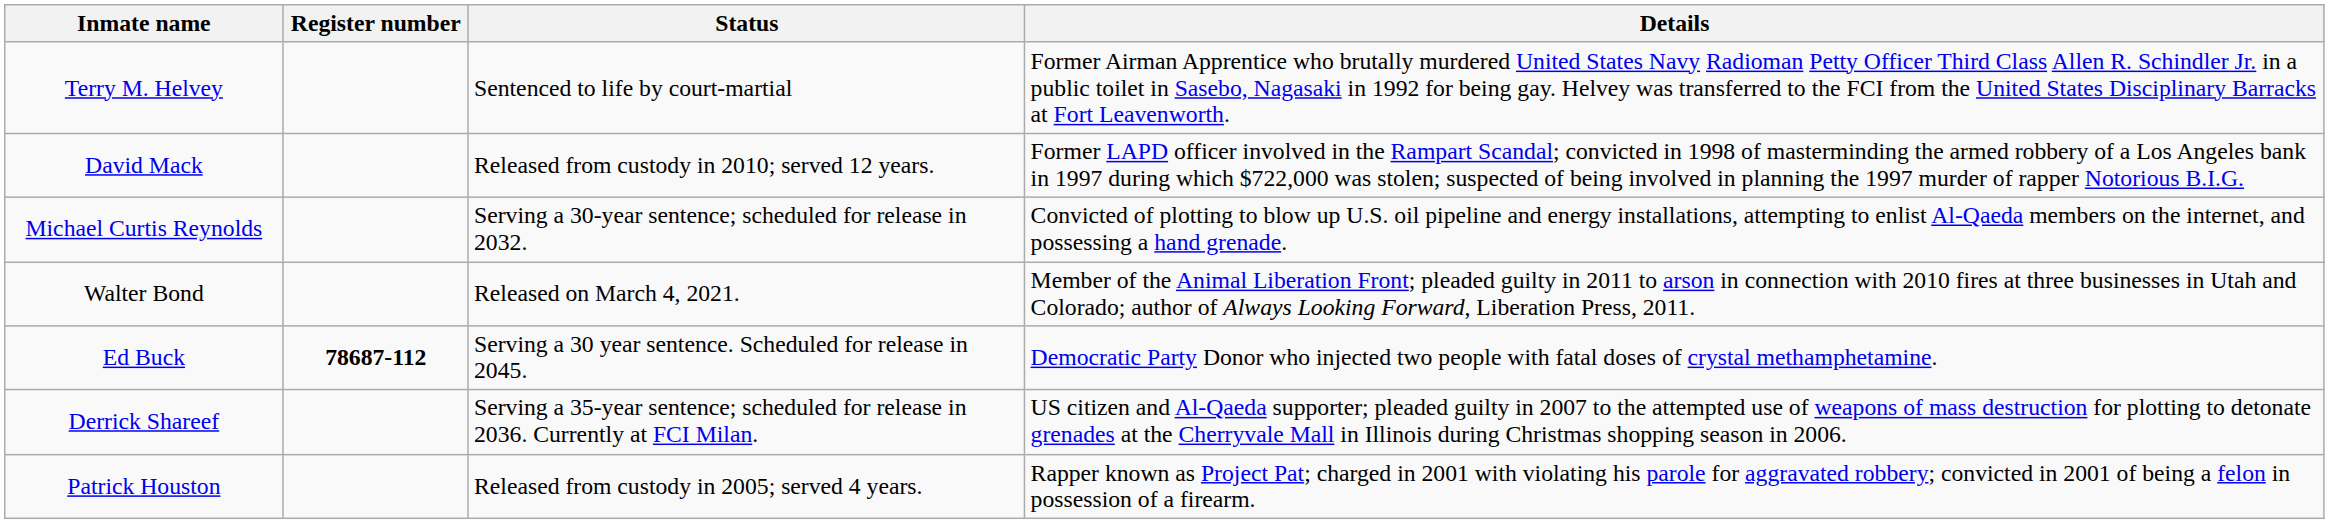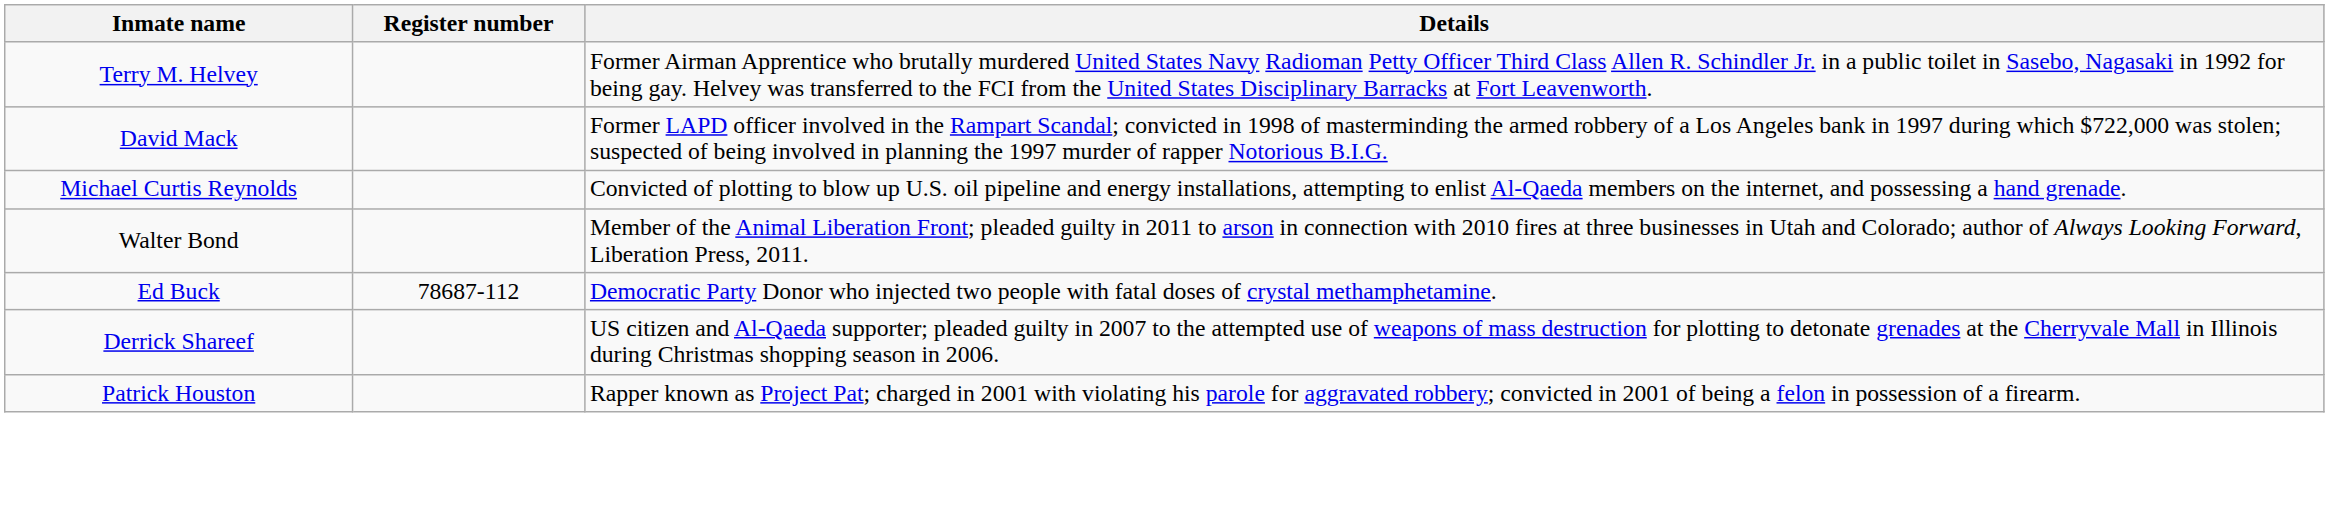- column: (747, 23)
(376, 357) bold -> (469, 290) normal
